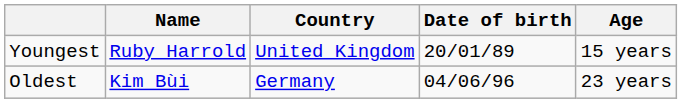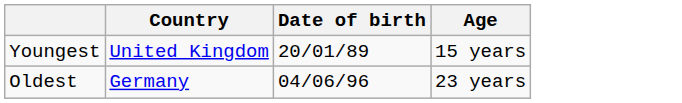- column: (178, 20)
